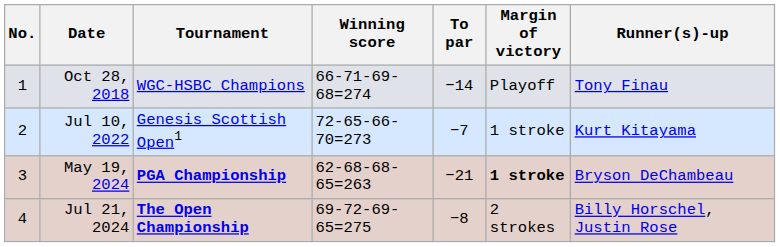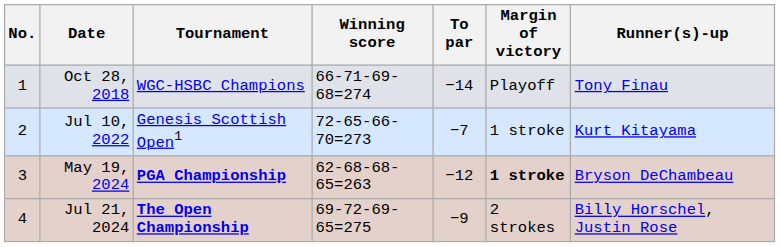(459, 177) −21 -> (459, 177) −12
(459, 220) −8 -> (459, 220) −9
